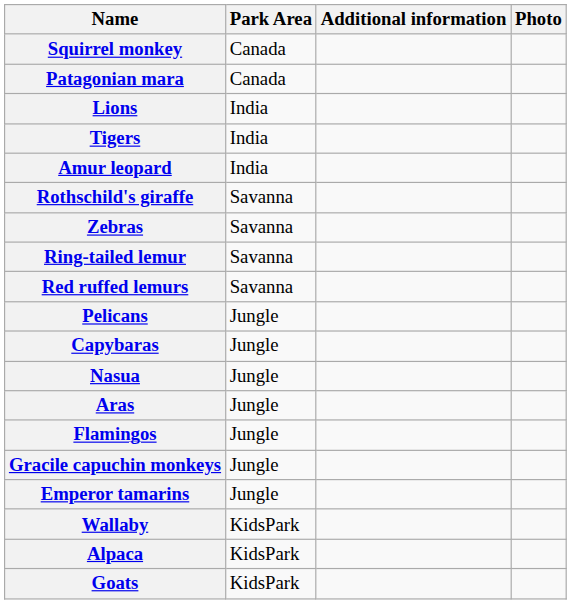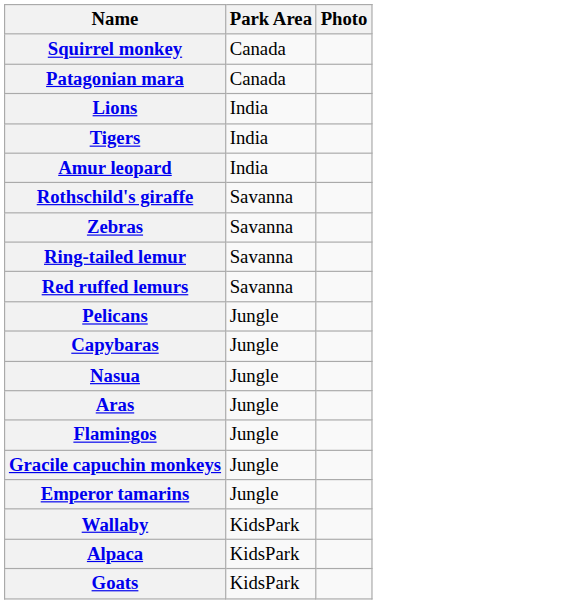- column: (413, 19)
